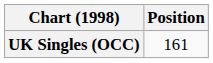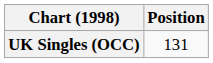(176, 44) 161 -> (176, 44) 131
